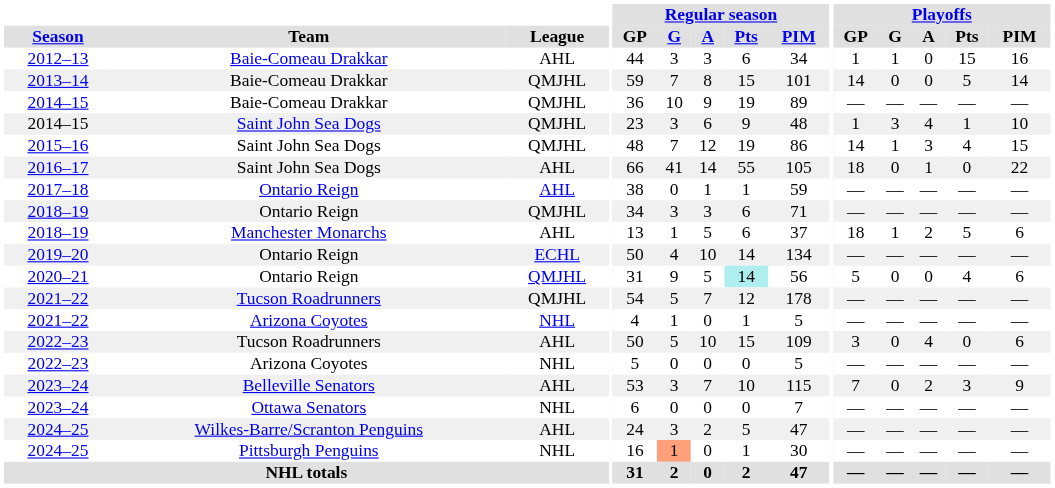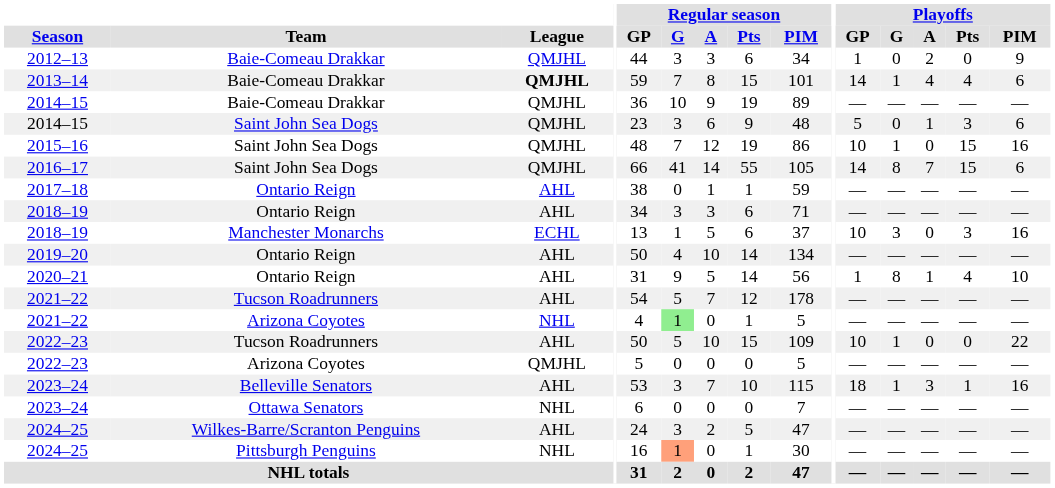(557, 58) AHL -> (557, 58) QMJHL
(895, 58) 1 -> (896, 58) 0
(928, 58) 0 -> (930, 58) 2
(967, 58) 15 -> (968, 58) 0
(1020, 58) 16 -> (1020, 58) 9
(557, 80) normal -> (557, 80) bold
(895, 80) 0 -> (896, 80) 1
(928, 80) 0 -> (930, 80) 4
(967, 80) 5 -> (968, 80) 4
(1020, 80) 14 -> (1020, 80) 6
(856, 123) 1 -> (858, 123) 5
(895, 123) 3 -> (896, 123) 0
(928, 123) 4 -> (930, 123) 1
(967, 123) 1 -> (968, 123) 3
(1020, 123) 10 -> (1020, 123) 6
(856, 145) 14 -> (858, 145) 10
(928, 145) 3 -> (930, 145) 0
(967, 145) 4 -> (968, 145) 15
(1020, 145) 15 -> (1020, 145) 16
(557, 167) AHL -> (557, 167) QMJHL
(856, 167) 18 -> (858, 167) 14
(895, 167) 0 -> (896, 167) 8
(928, 167) 1 -> (930, 167) 7
(967, 167) 0 -> (968, 167) 15
(1020, 167) 22 -> (1020, 167) 6
(557, 211) QMJHL -> (557, 211) AHL
(557, 232) AHL -> (557, 232) ECHL
(856, 232) 18 -> (858, 232) 10
(895, 232) 1 -> (896, 232) 3
(928, 232) 2 -> (930, 232) 0
(967, 232) 5 -> (968, 232) 3
(1020, 232) 6 -> (1020, 232) 16
(557, 254) ECHL -> (557, 254) AHL
(557, 276) QMJHL -> (557, 276) AHL
(746, 276) paleturquoise background -> (749, 276) no background
(856, 276) 5 -> (858, 276) 1
(895, 276) 0 -> (896, 276) 8
(928, 276) 0 -> (930, 276) 1
(1020, 276) 6 -> (1020, 276) 10
(557, 298) QMJHL -> (557, 298) AHL
(674, 320) no background -> (678, 320) lightgreen background
(856, 341) 3 -> (858, 341) 10
(895, 341) 0 -> (896, 341) 1
(928, 341) 4 -> (930, 341) 0
(1020, 341) 6 -> (1020, 341) 22
(557, 363) NHL -> (557, 363) QMJHL
(856, 385) 7 -> (858, 385) 18
(895, 385) 0 -> (896, 385) 1
(928, 385) 2 -> (930, 385) 3
(967, 385) 3 -> (968, 385) 1
(1020, 385) 9 -> (1020, 385) 16
